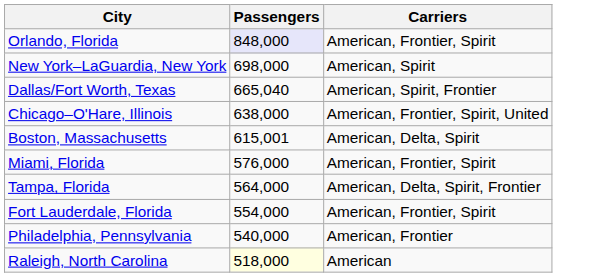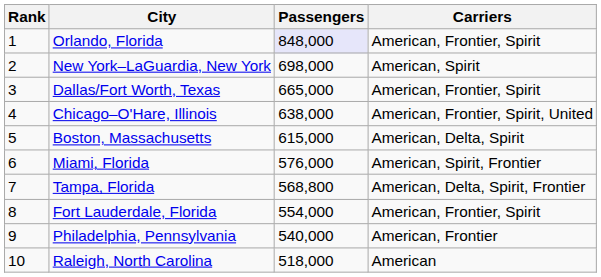+ column: (27, 17)
(261, 90) 665,040 -> (306, 90) 665,000
(412, 90) American, Spirit, Frontier -> (456, 90) American, Frontier, Spirit
(261, 138) 615,001 -> (306, 138) 615,000
(411, 163) American, Frontier, Spirit -> (456, 163) American, Spirit, Frontier
(261, 187) 564,000 -> (306, 187) 568,800
(261, 260) lightyellow background -> (306, 260) no background
